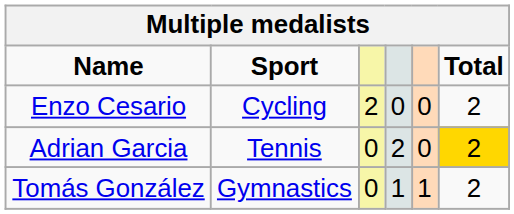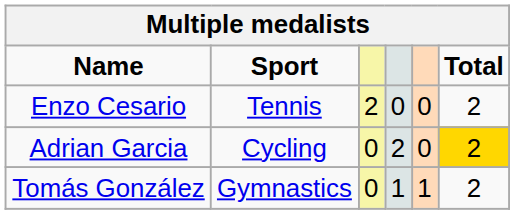(284, 107) Cycling -> (284, 107) Tennis
(284, 147) Tennis -> (284, 147) Cycling
